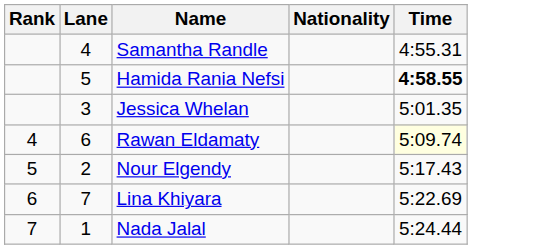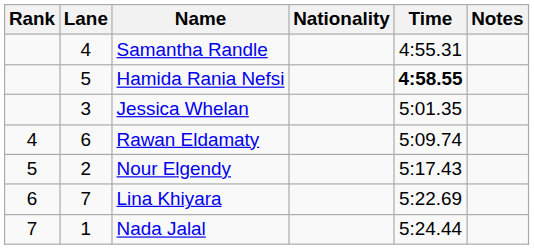+ column: (497, 19)
(430, 139) lightyellow background -> (430, 139) no background
